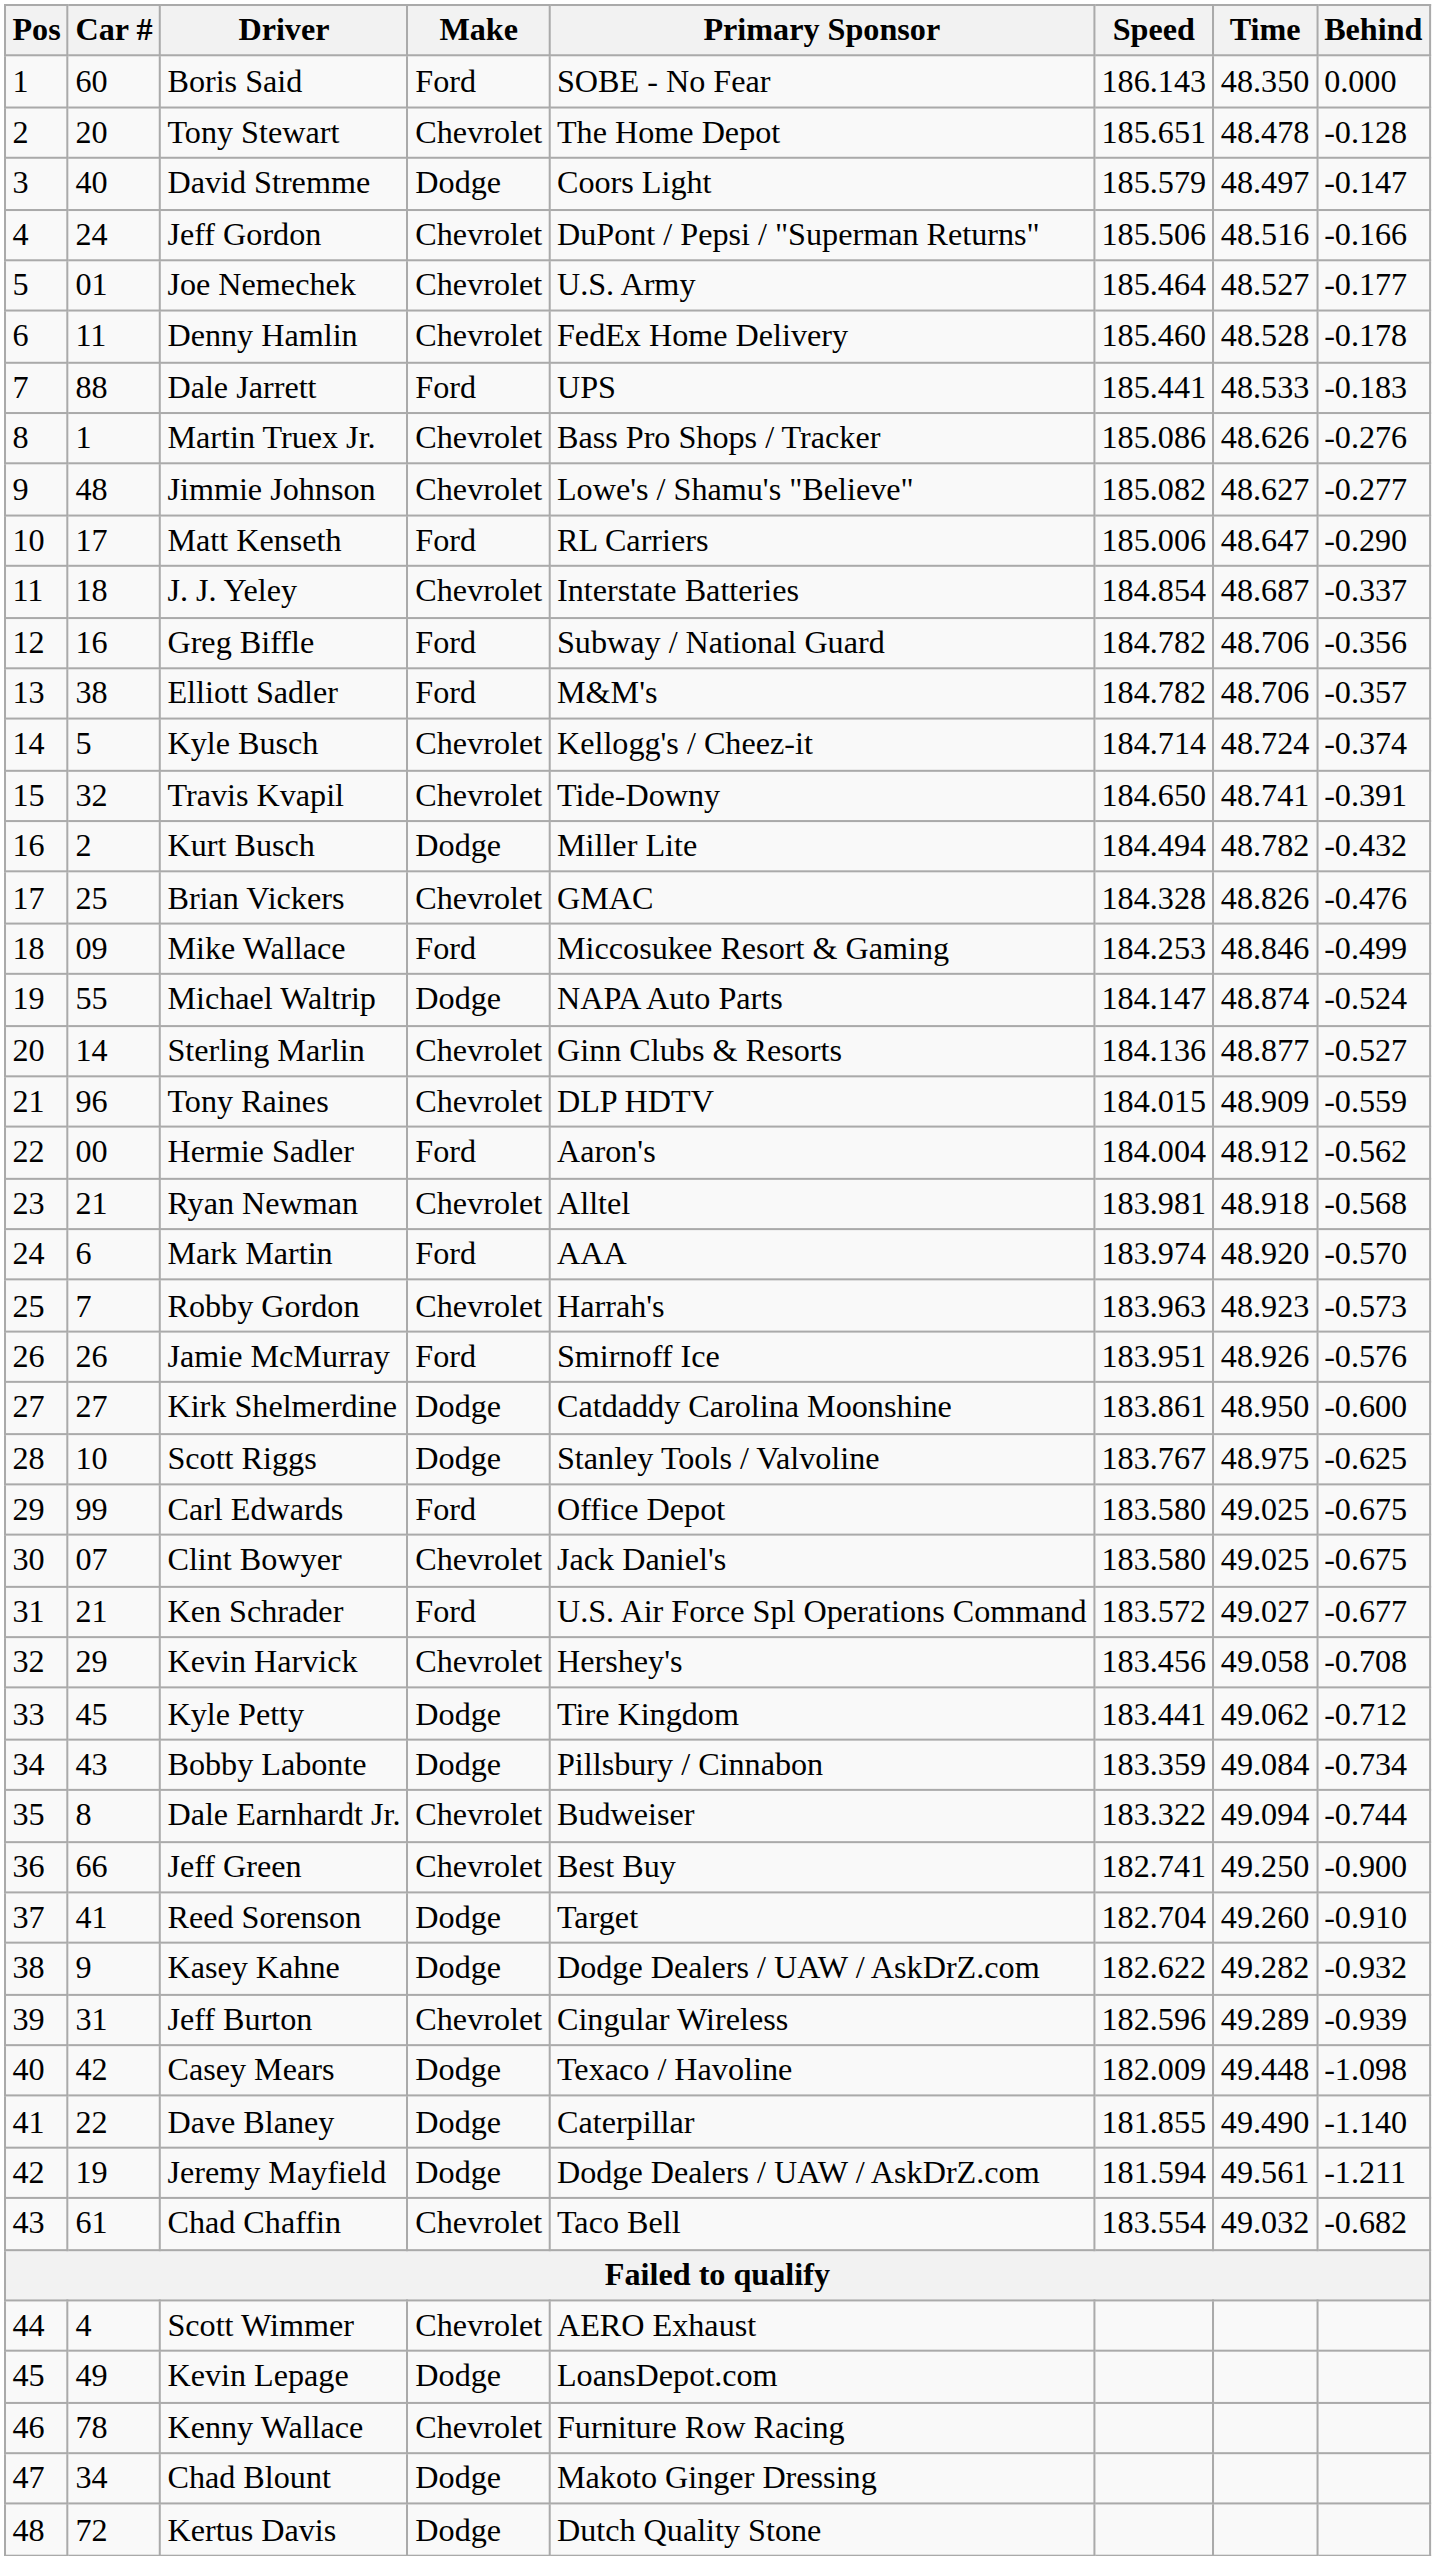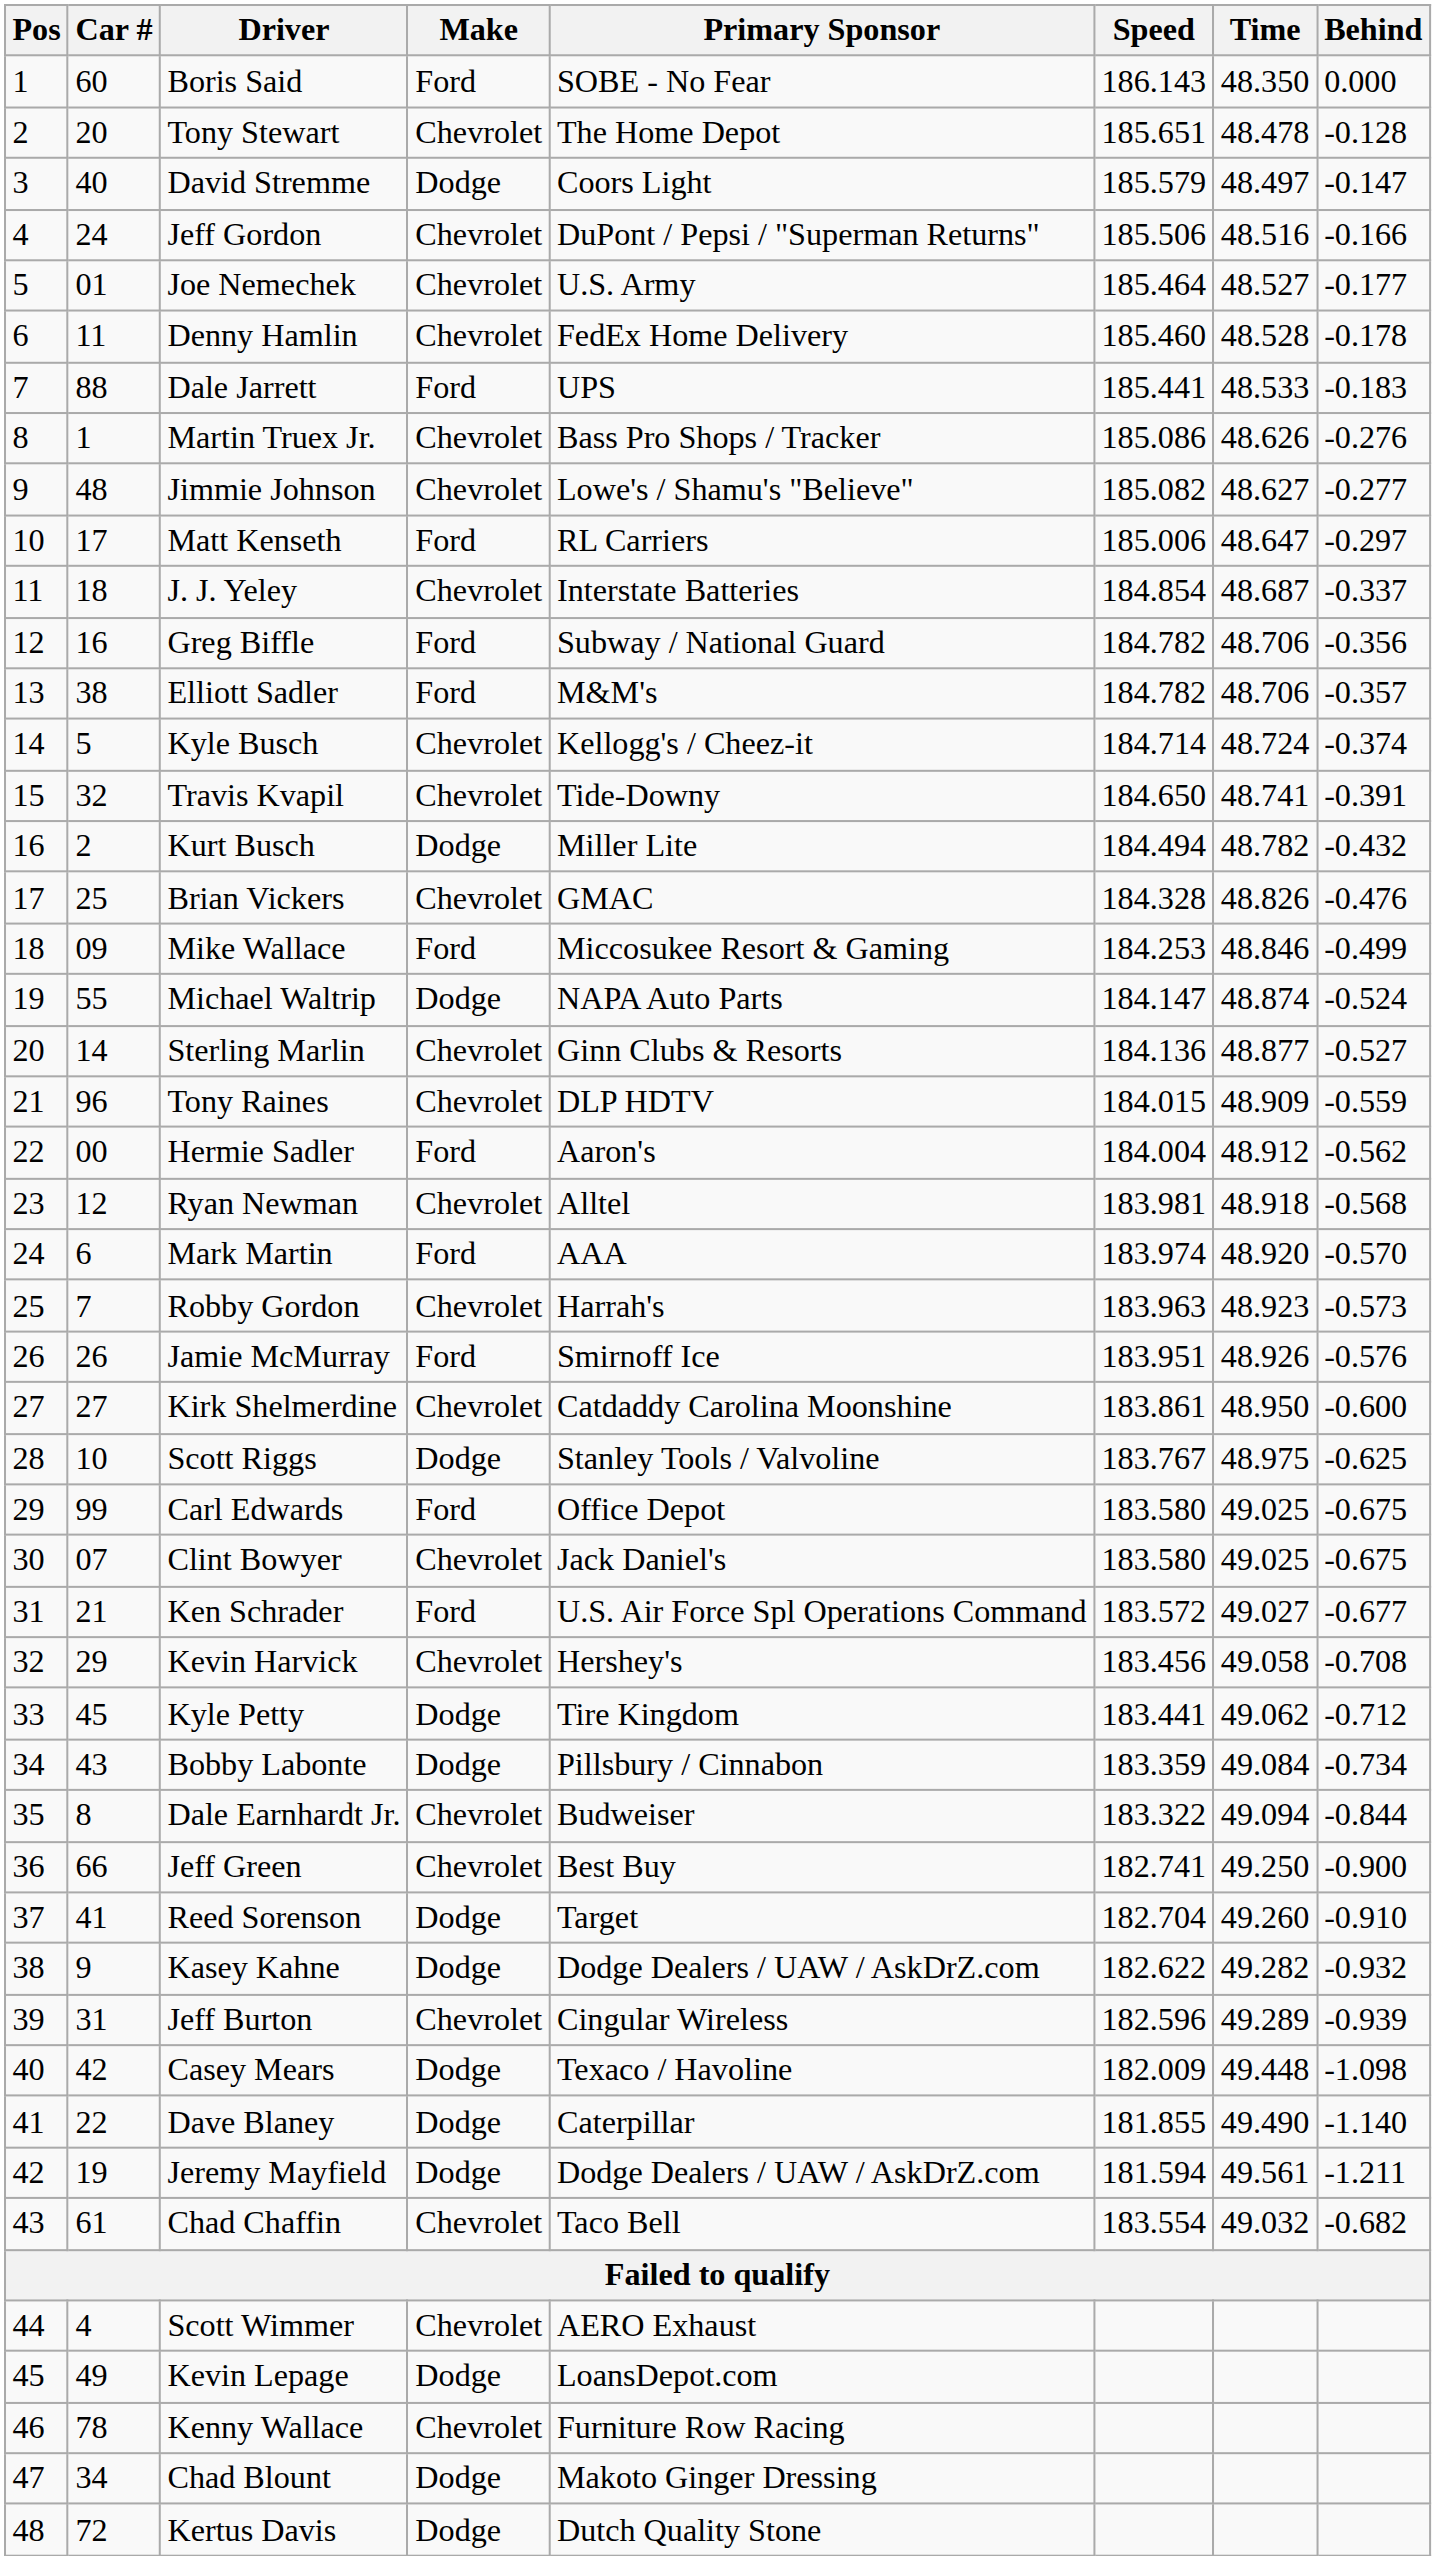(1366, 540) -0.290 -> (1366, 540) -0.297
(92, 1203) 21 -> (92, 1203) 12
(458, 1407) Dodge -> (479, 1407) Chevrolet
(1366, 1815) -0.744 -> (1366, 1815) -0.844
